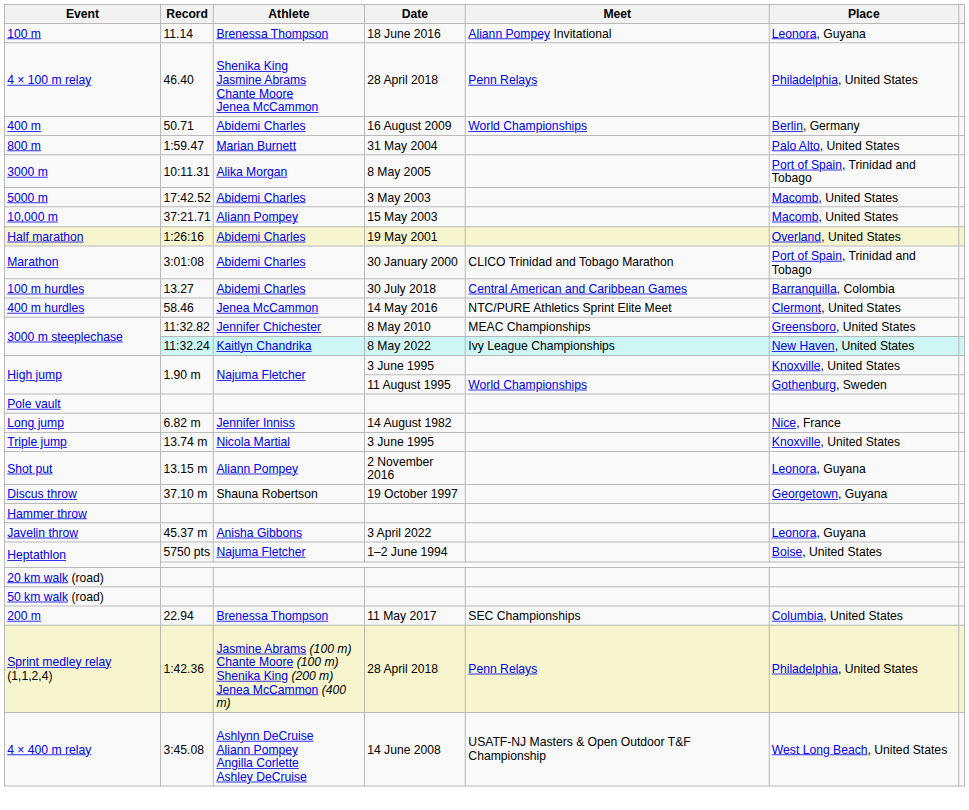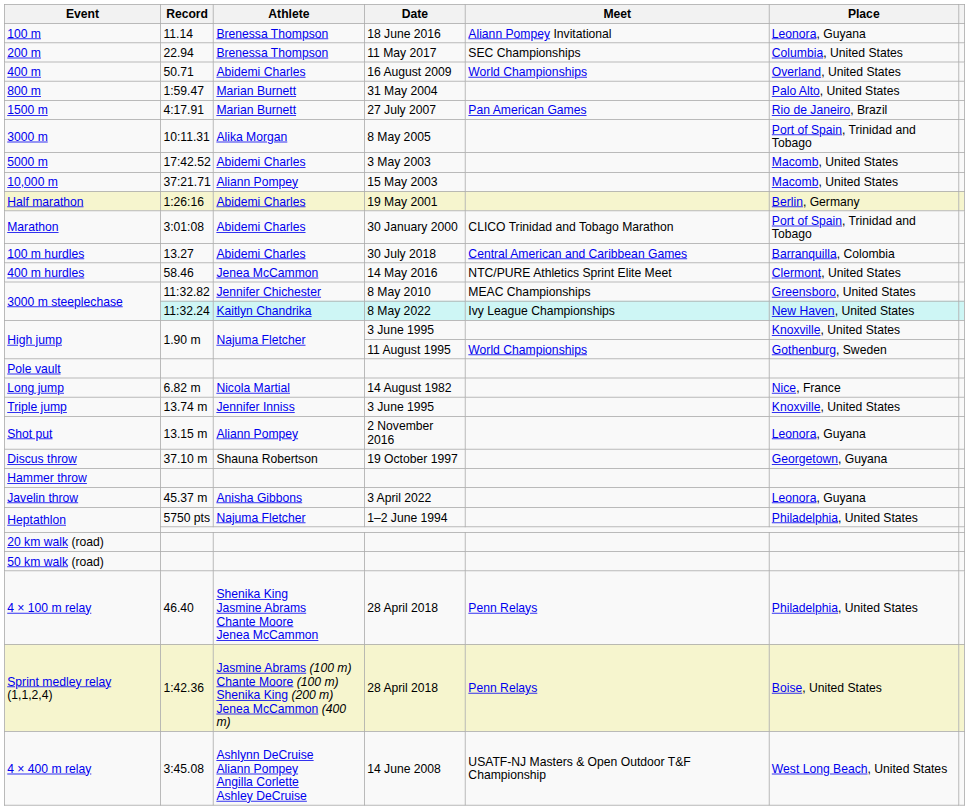rows swapped: (24, 616) <-> (49, 80)
(816, 126) Berlin, Germany -> (836, 72) Overland, United States
+ row: (27, 110)
(836, 236) Overland, United States -> (816, 201) Berlin, Germany
(256, 423) Jennifer Inniss -> (253, 388) Nicola Martial
(253, 442) Nicola Martial -> (256, 407) Jennifer Inniss
(827, 552) Boise, United States -> (845, 517) Philadelphia, United States
(845, 669) Philadelphia, United States -> (827, 688) Boise, United States
